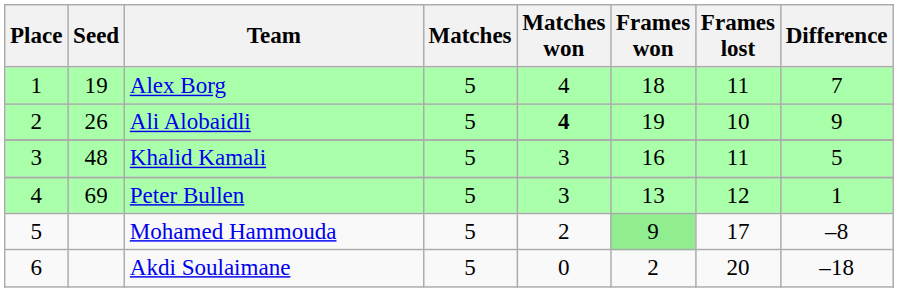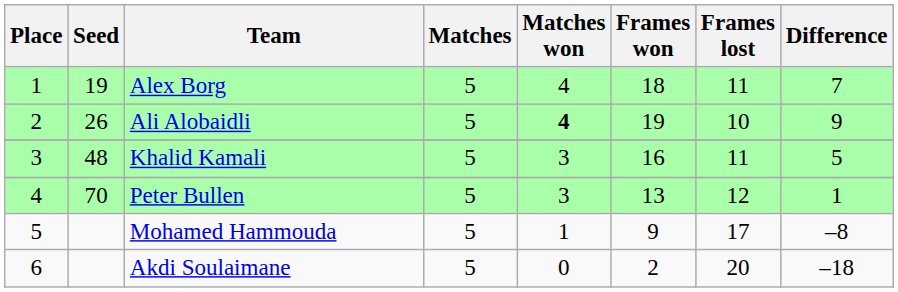(96, 194) 69 -> (96, 194) 70
(564, 231) 2 -> (564, 231) 1
(653, 231) lightgreen background -> (653, 231) no background
